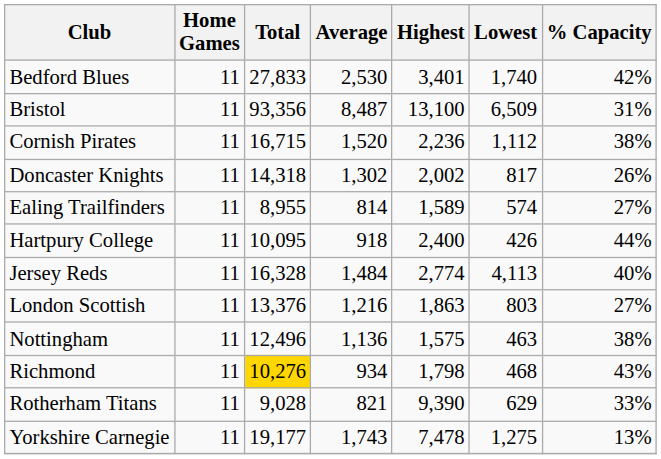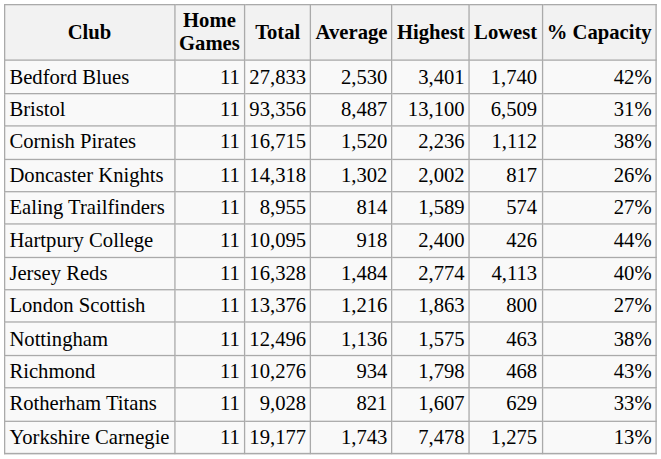(522, 305) 803 -> (522, 305) 800
(278, 371) gold background -> (278, 371) no background
(441, 404) 9,390 -> (441, 404) 1,607
